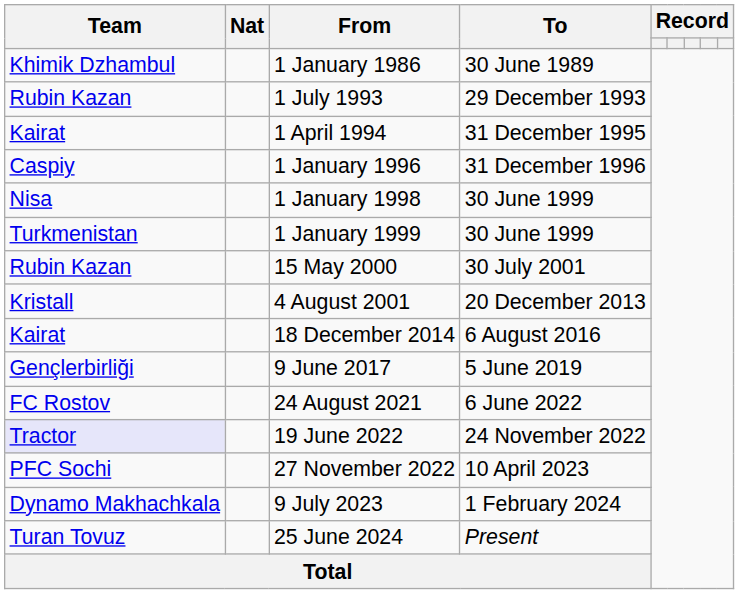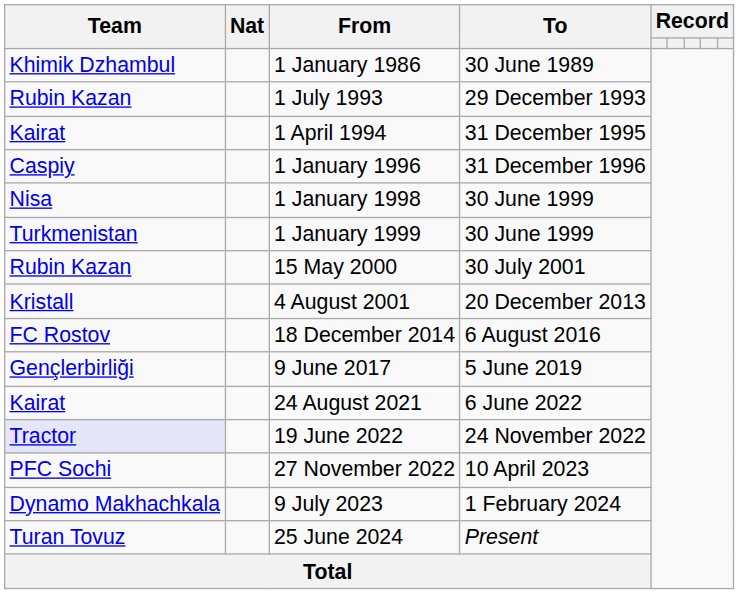(37, 334) Kairat -> (60, 334) FC Rostov
(60, 402) FC Rostov -> (37, 402) Kairat
